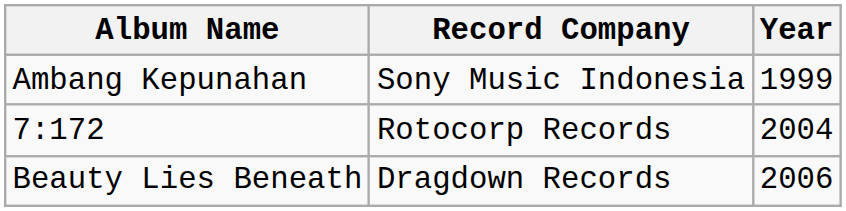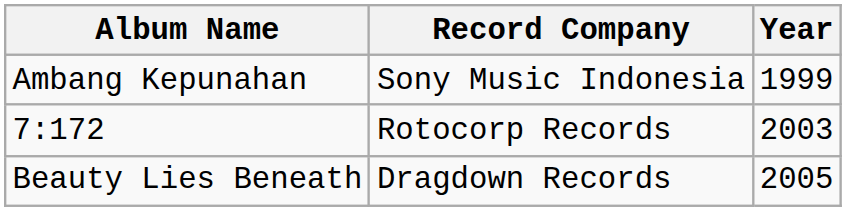(797, 130) 2004 -> (797, 130) 2003
(797, 180) 2006 -> (797, 180) 2005
